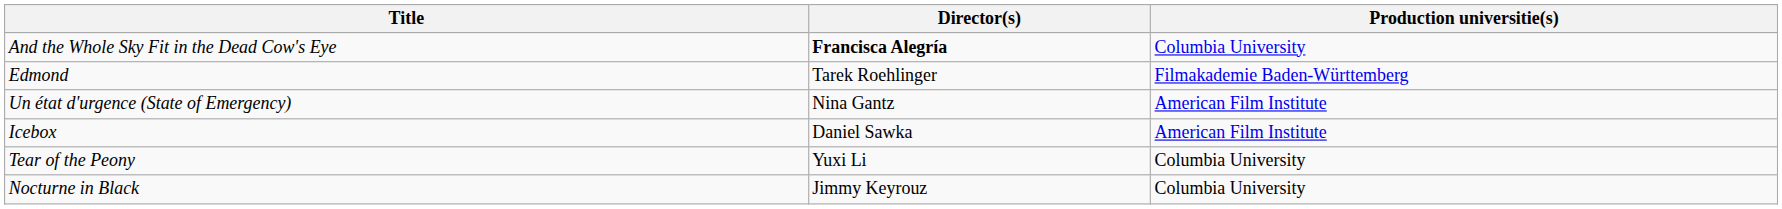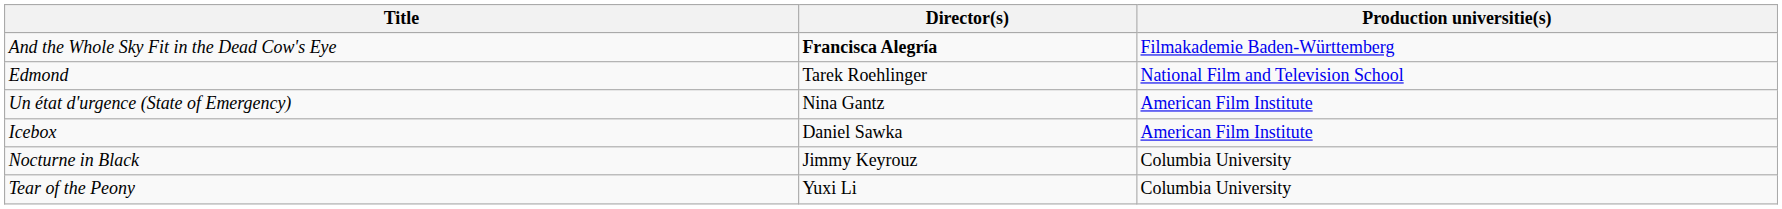(1230, 47) Columbia University -> (1267, 47) Filmakademie Baden-Württemberg
(1282, 75) Filmakademie Baden-Württemberg -> (1272, 75) National Film and Television School
rows swapped: (74, 189) <-> (72, 160)
